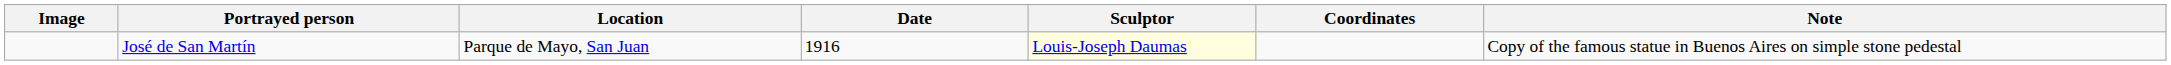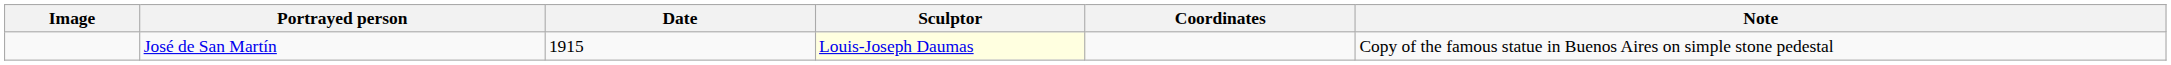- column: (630, 18)
(822, 45) 1916 -> (566, 45) 1915
